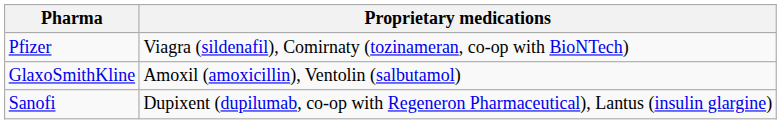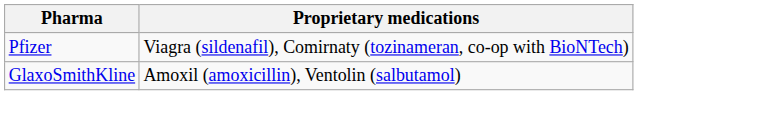- row: (32, 103)
